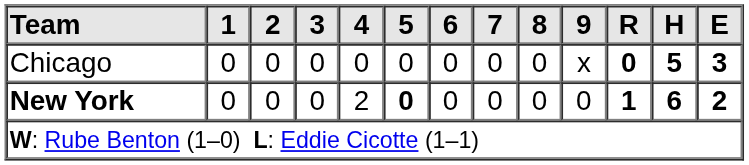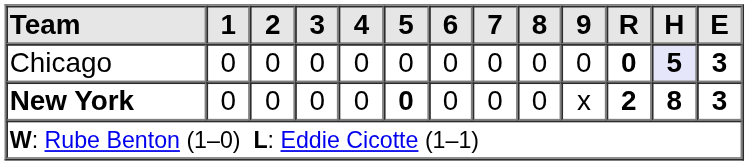(584, 62) x -> (584, 62) 0
(674, 62) no background -> (674, 62) lavender background
(362, 101) 2 -> (362, 101) 0
(584, 101) 0 -> (584, 101) x
(629, 101) 1 -> (629, 101) 2
(674, 101) 6 -> (674, 101) 8
(720, 101) 2 -> (720, 101) 3
